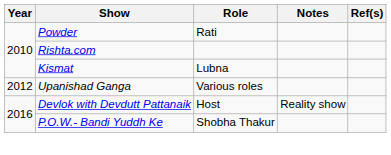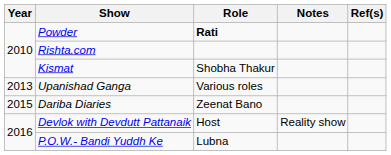(207, 31) normal -> (207, 31) bold
(212, 68) Lubna -> (236, 68) Shobha Thakur
(20, 86) 2012 -> (20, 86) 2013
+ row: (74, 104)
(236, 123) Shobha Thakur -> (212, 141) Lubna
